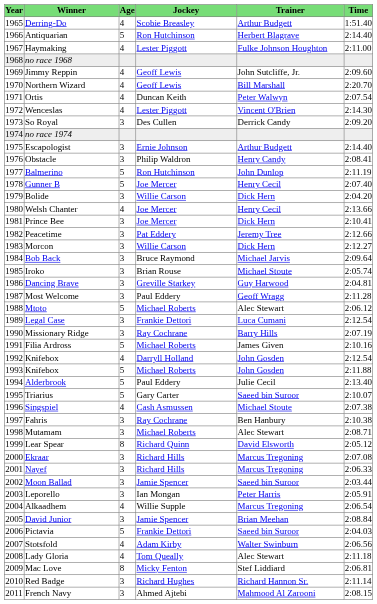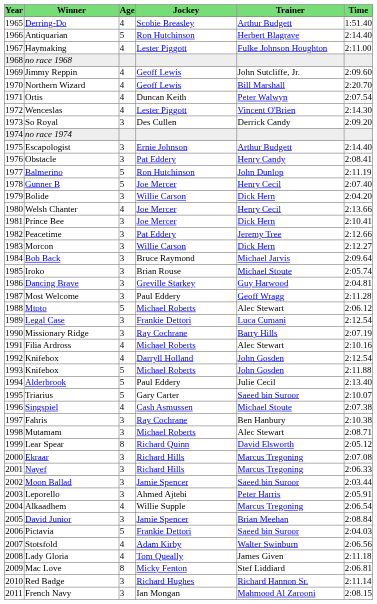(163, 159) Philip Waldron -> (156, 159) Pat Eddery
(122, 345) 5 -> (122, 345) 4
(261, 345) James Given -> (261, 345) Alec Stewart
(158, 494) Ian Mongan -> (162, 494) Ahmed Ajtebi
(261, 556) Alec Stewart -> (261, 556) James Given
(162, 593) Ahmed Ajtebi -> (158, 593) Ian Mongan
